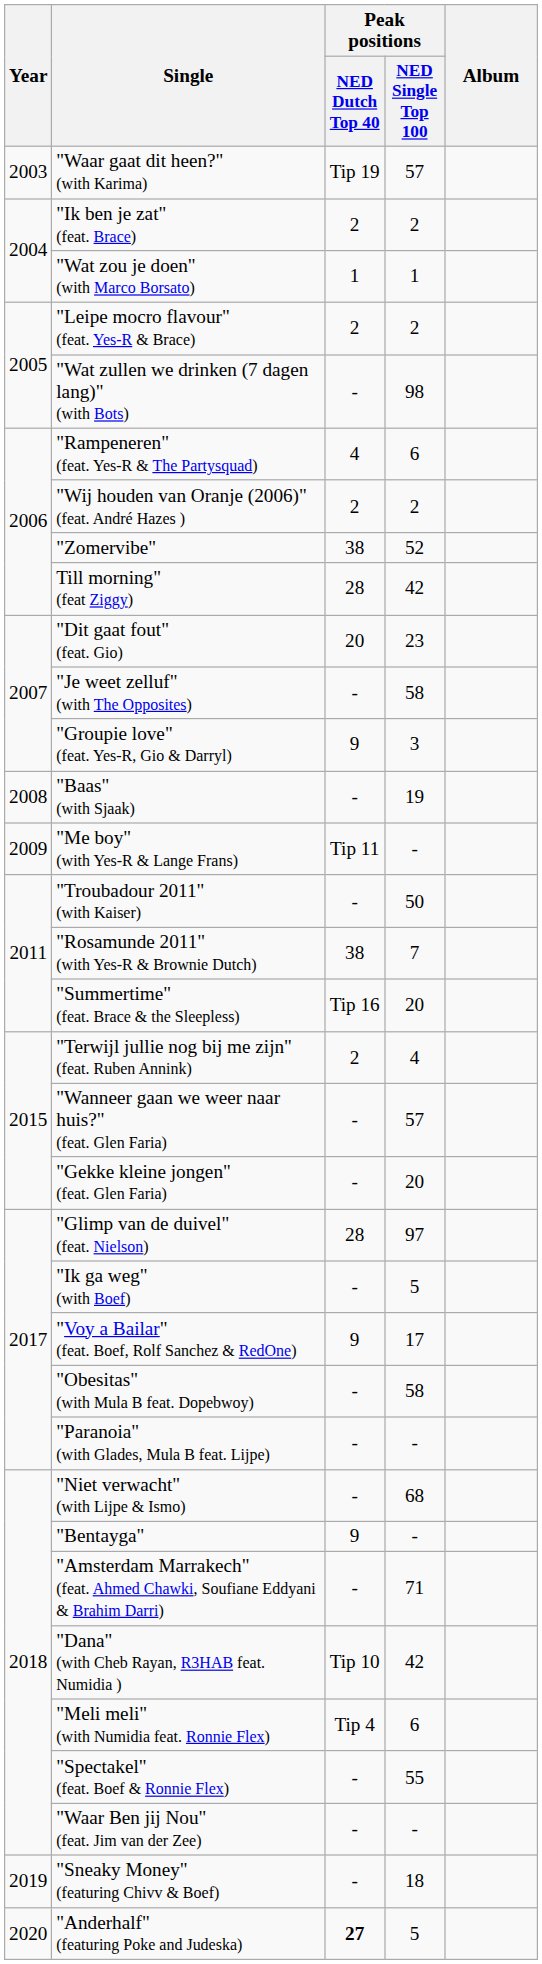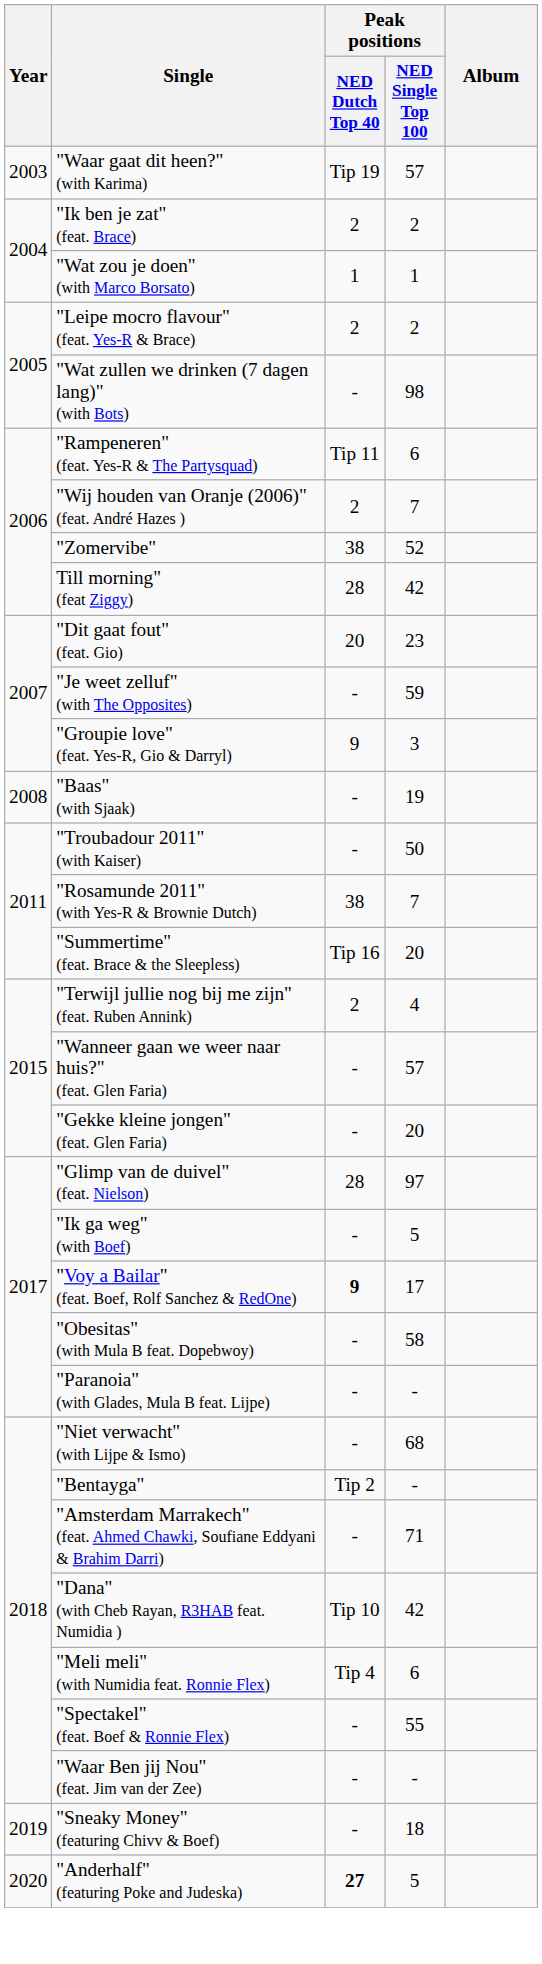(355, 454) 4 -> (355, 454) Tip 11
(415, 506) 2 -> (415, 506) 7
(415, 692) 58 -> (415, 692) 59
- row: (147, 848)
(355, 1338) normal -> (355, 1286) bold
(355, 1536) 9 -> (355, 1484) Tip 2
